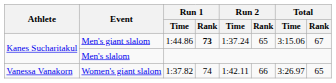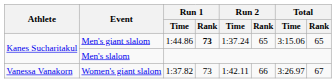(319, 41) 67 -> (319, 41) 65
(207, 71) 74 -> (207, 71) 73
(319, 71) 65 -> (319, 71) 67
